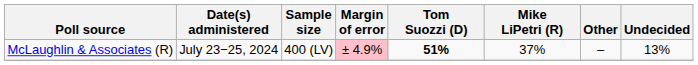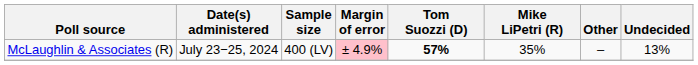(436, 50) 51% -> (436, 50) 57%
(532, 50) 37% -> (532, 50) 35%
